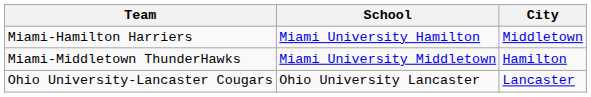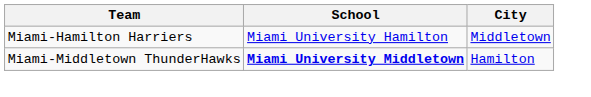(388, 59) normal -> (356, 59) bold
- row: (140, 81)
